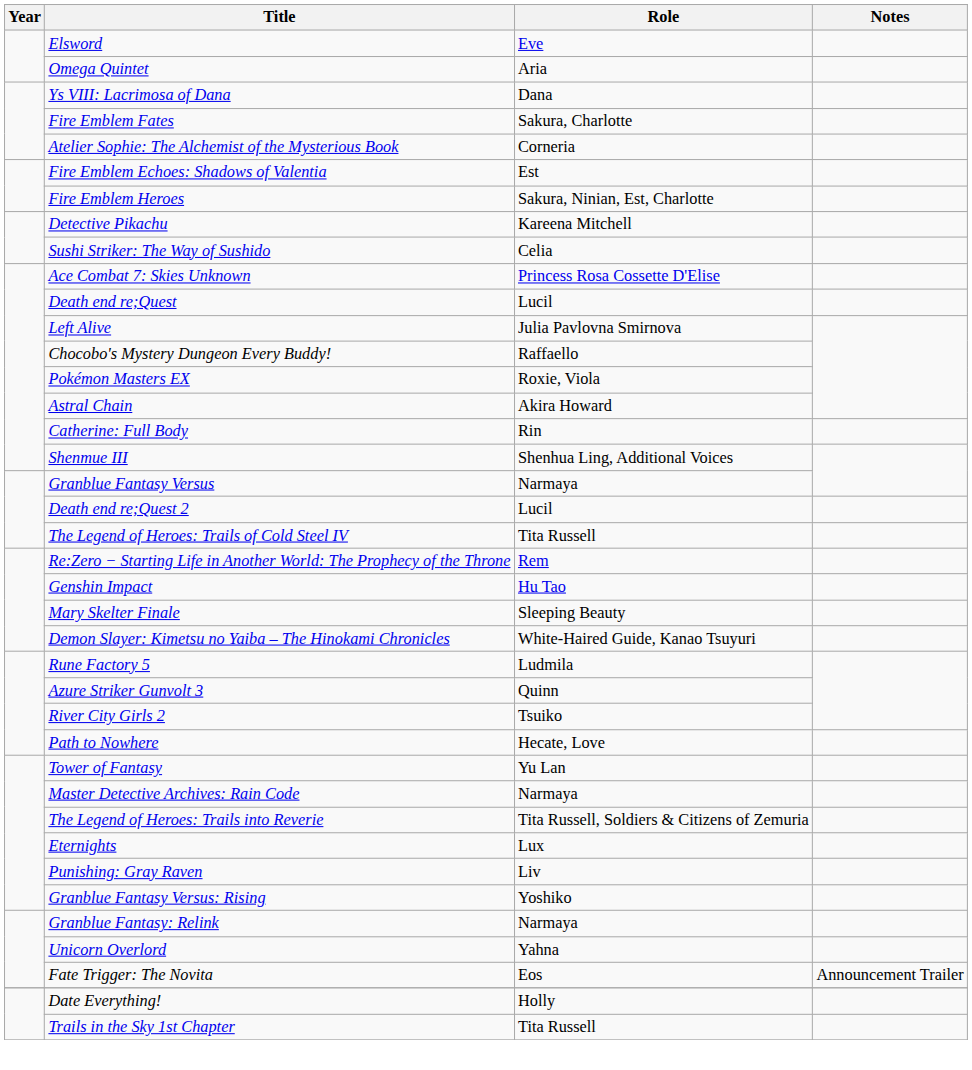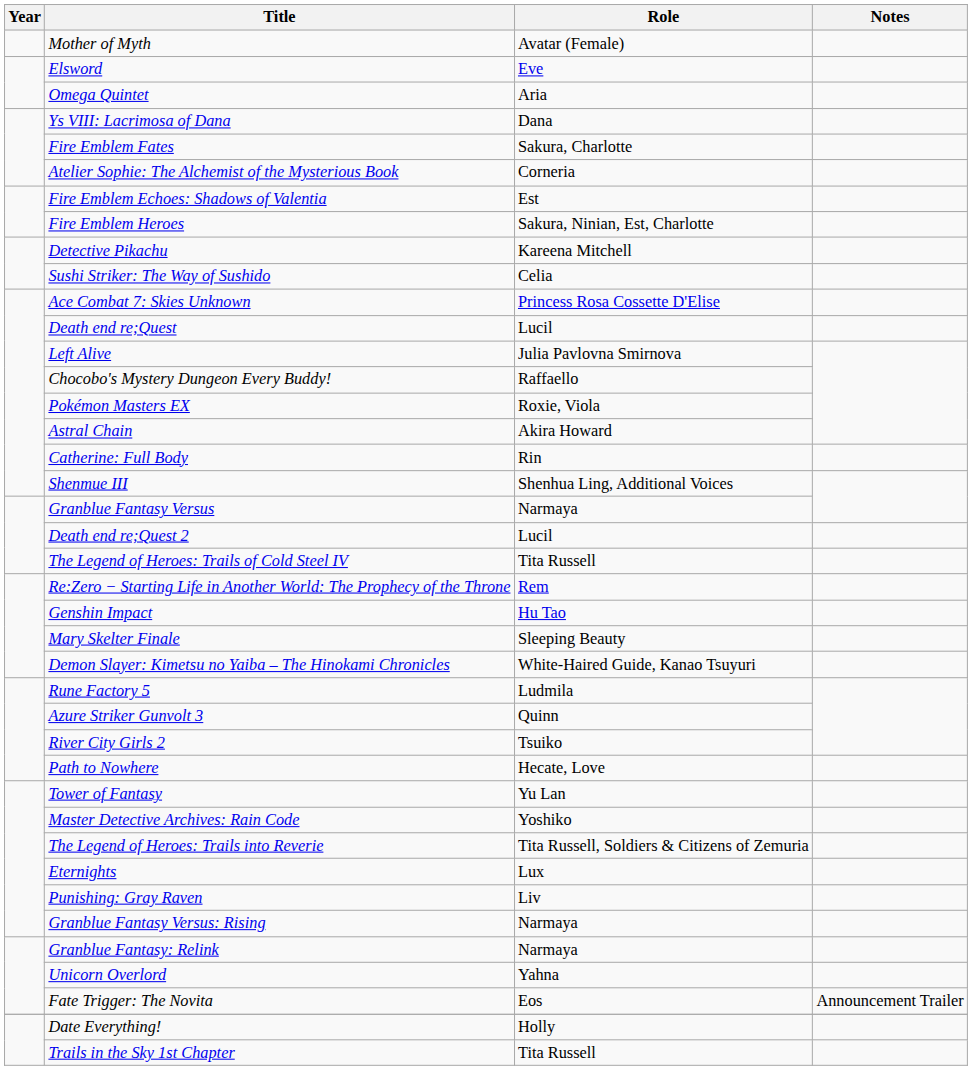+ row: (100, 43)
(548, 793) Narmaya -> (545, 819) Yoshiko
(545, 897) Yoshiko -> (548, 923) Narmaya
